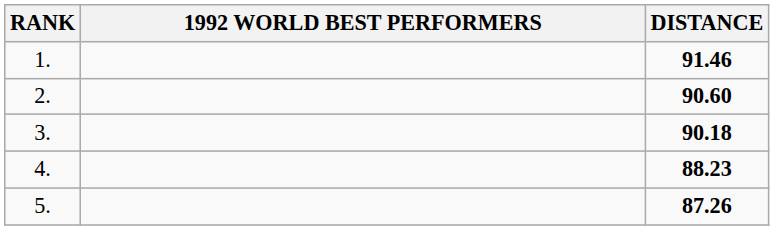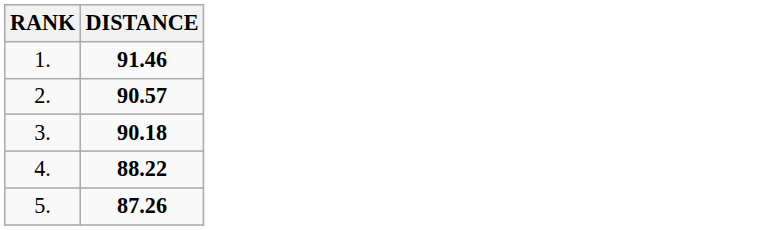- column: (363, 23)
(707, 96) 90.60 -> (142, 96) 90.57
(707, 169) 88.23 -> (142, 169) 88.22
